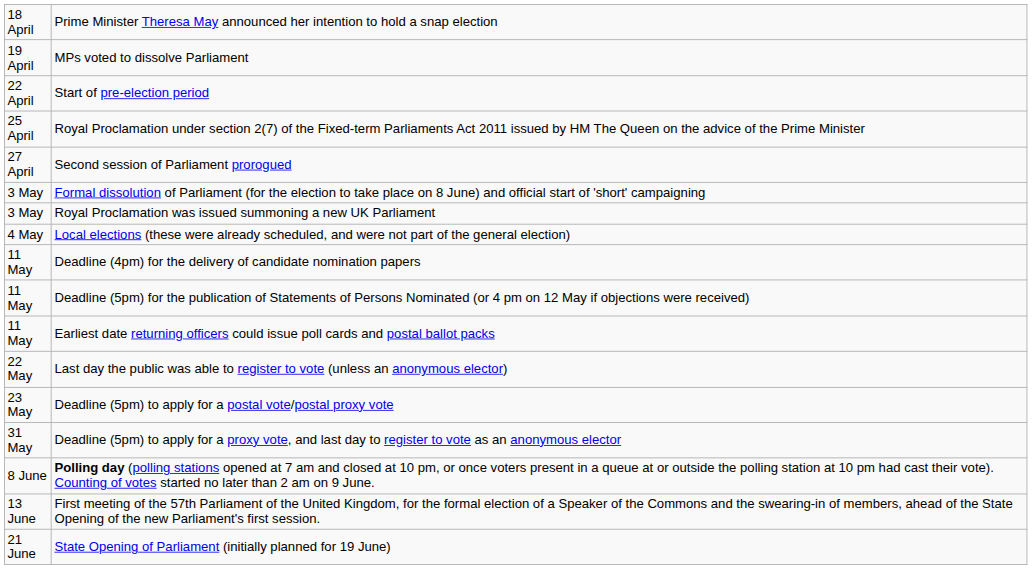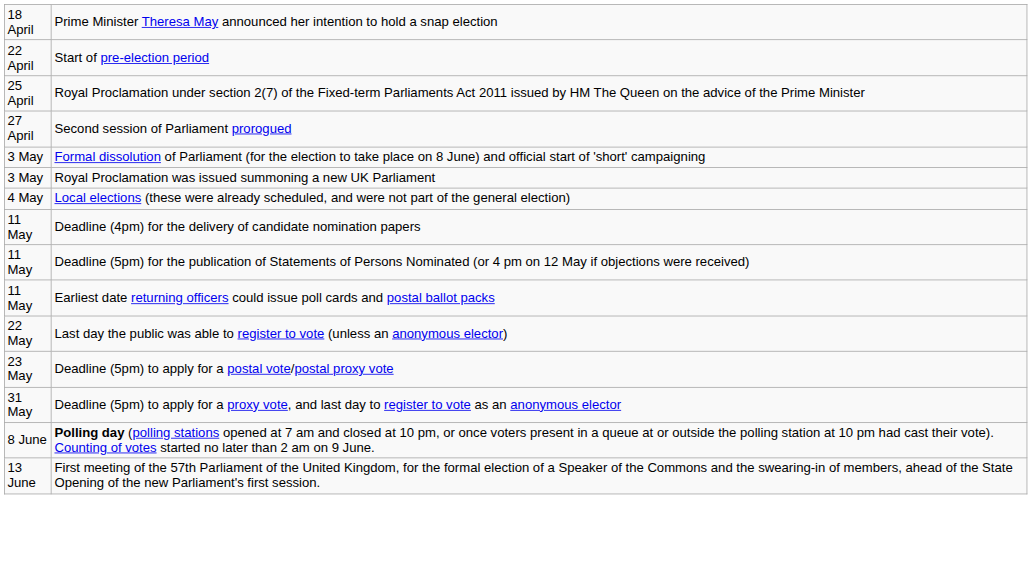- row: (151, 57)
- row: (223, 547)
